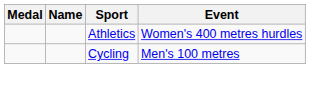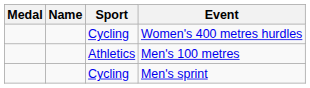(112, 34) Athletics -> (109, 34) Cycling
(109, 54) Cycling -> (112, 54) Athletics
+ row: (174, 74)
